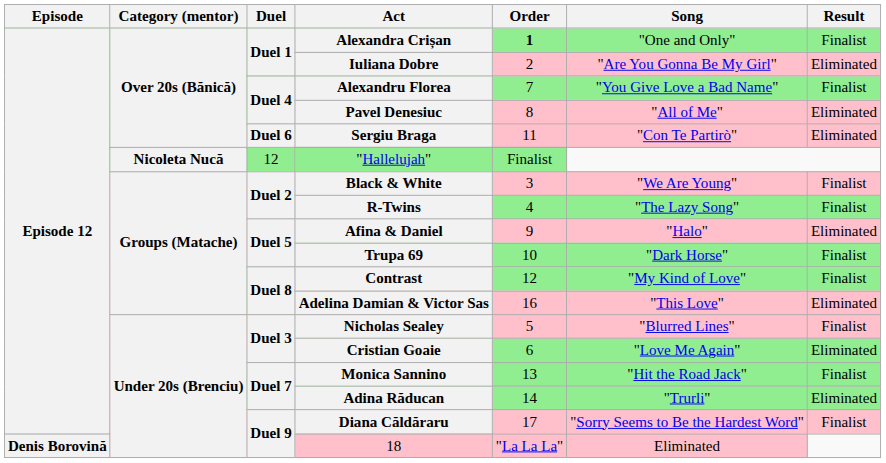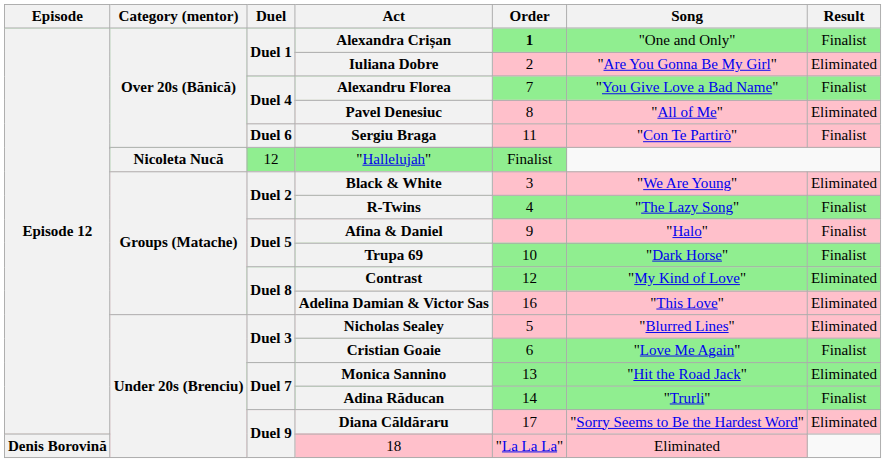(844, 135) Eliminated -> (844, 135) Finalist
(844, 183) Finalist -> (844, 183) Eliminated
(844, 231) Eliminated -> (844, 231) Finalist
(844, 278) Finalist -> (844, 278) Eliminated
(844, 326) Finalist -> (844, 326) Eliminated
(844, 350) Eliminated -> (844, 350) Finalist
(844, 374) Finalist -> (844, 374) Eliminated
(844, 398) Eliminated -> (844, 398) Finalist
(844, 421) Finalist -> (844, 421) Eliminated
